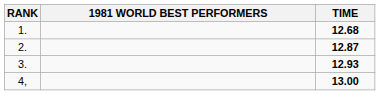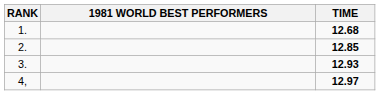(345, 47) 12.87 -> (345, 47) 12.85
(345, 82) 13.00 -> (345, 82) 12.97
